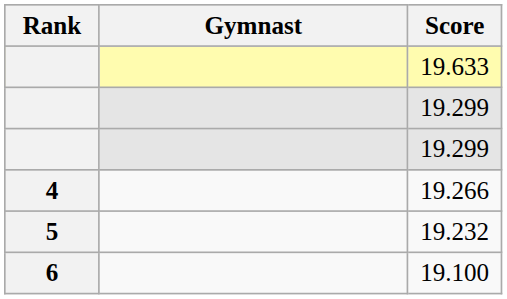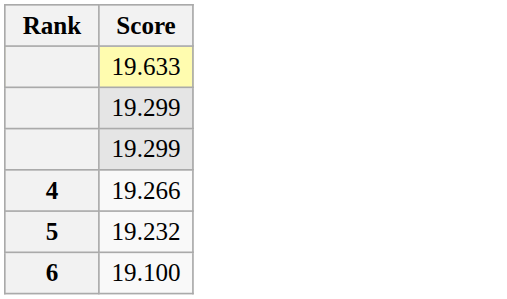- column: (253, 25)
